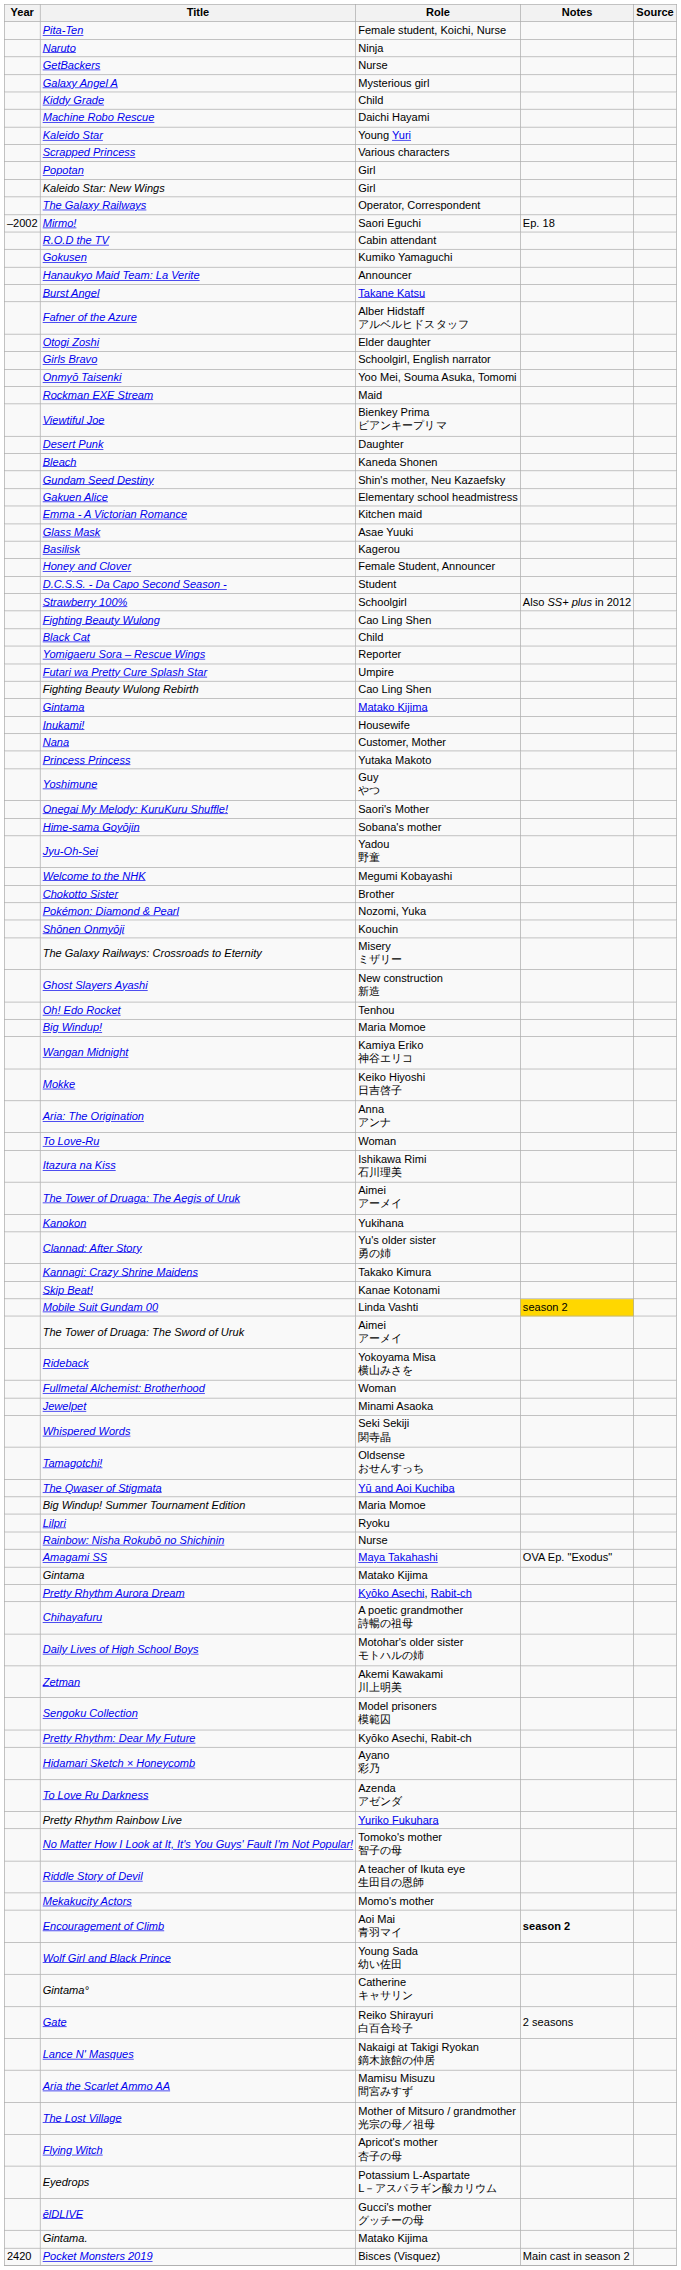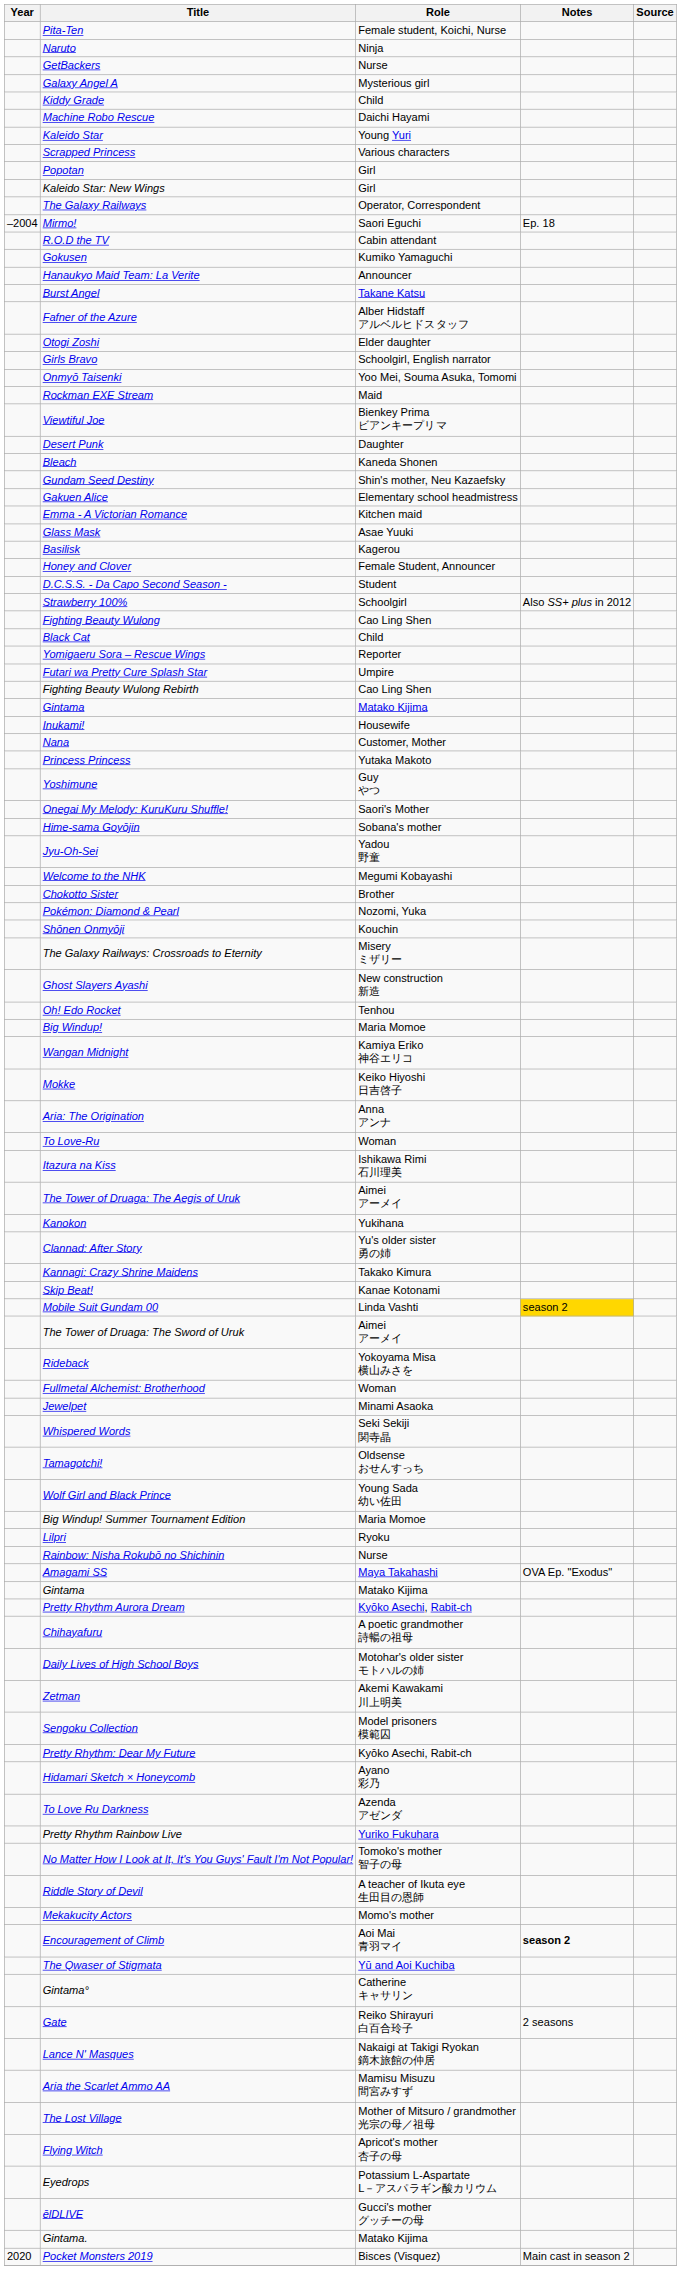(22, 223) –2002 -> (22, 223) –2004
rows swapped: (102, 1488) <-> (107, 1958)
(19, 2256) 2420 -> (19, 2256) 2020
